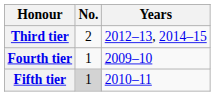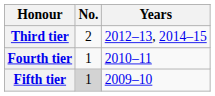(129, 58) 2009–10 -> (128, 58) 2010–11
(128, 79) 2010–11 -> (129, 79) 2009–10
